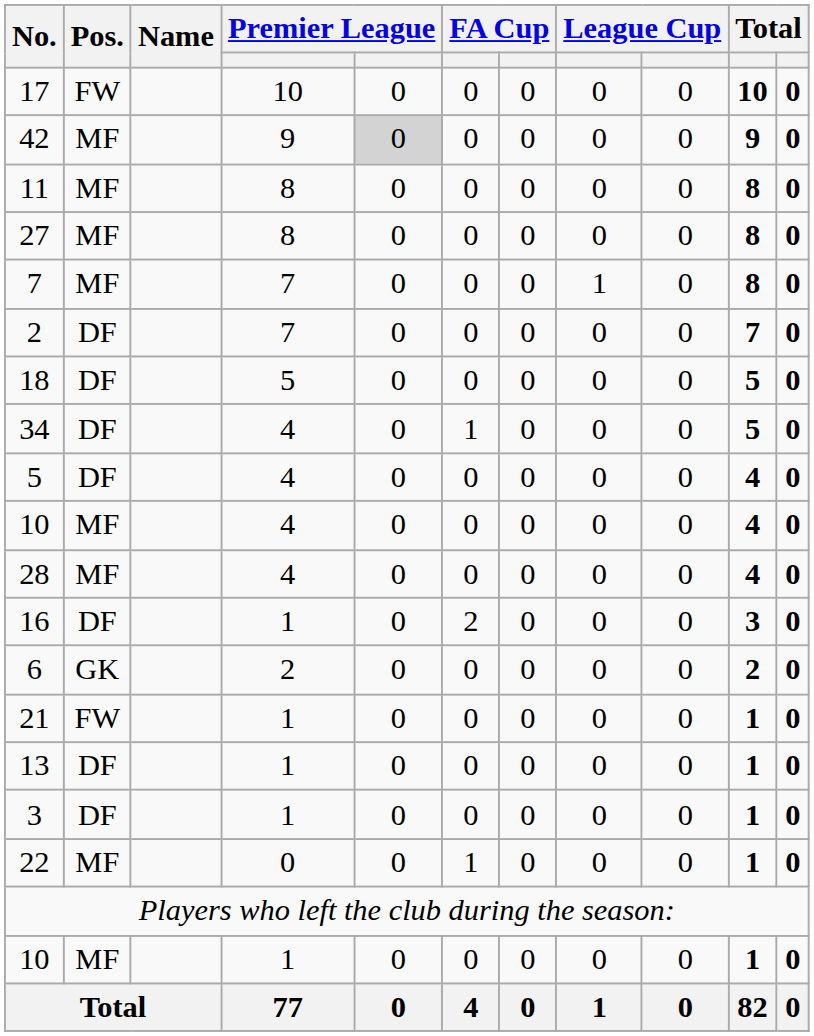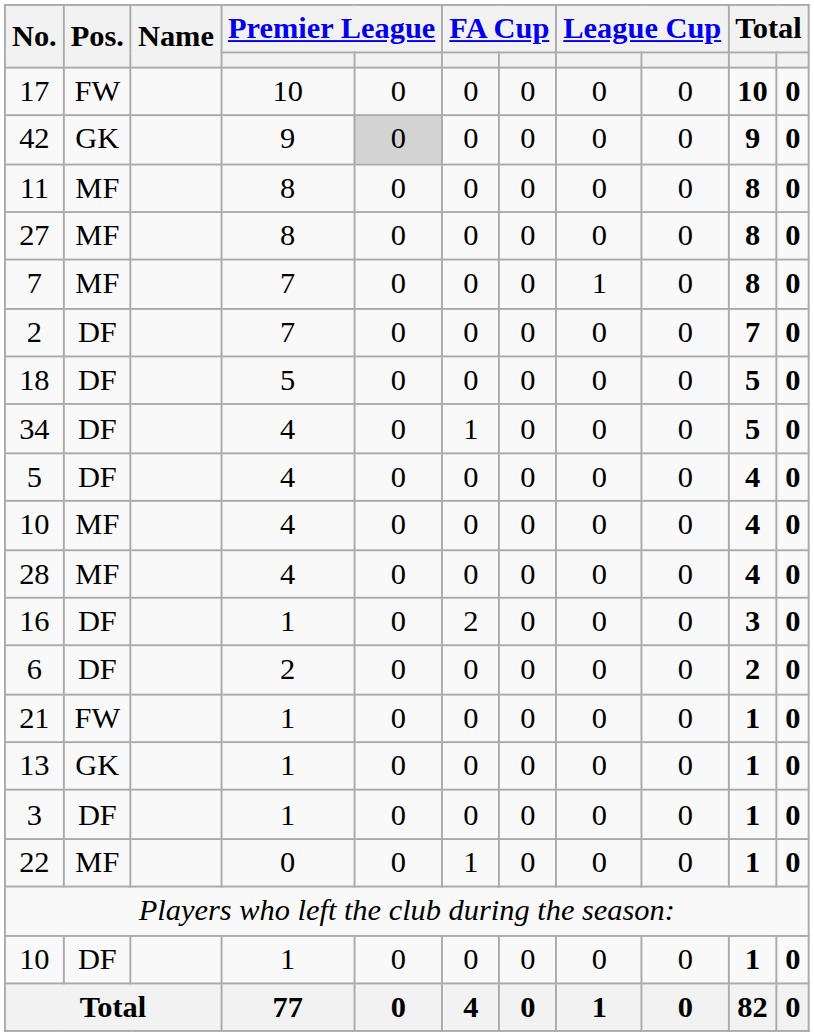(97, 139) MF -> (97, 139) GK
(97, 669) GK -> (97, 669) DF
(97, 765) DF -> (97, 765) GK
(97, 958) MF -> (97, 958) DF
